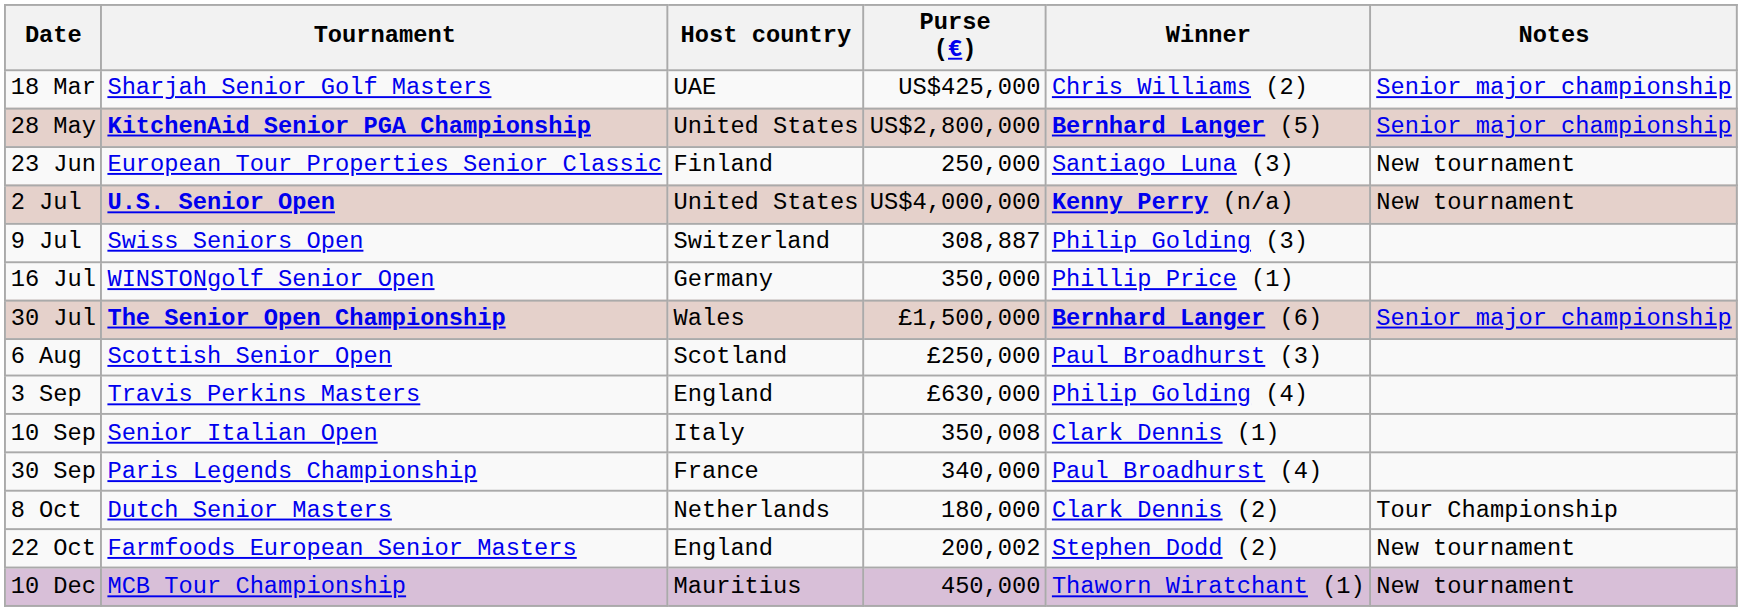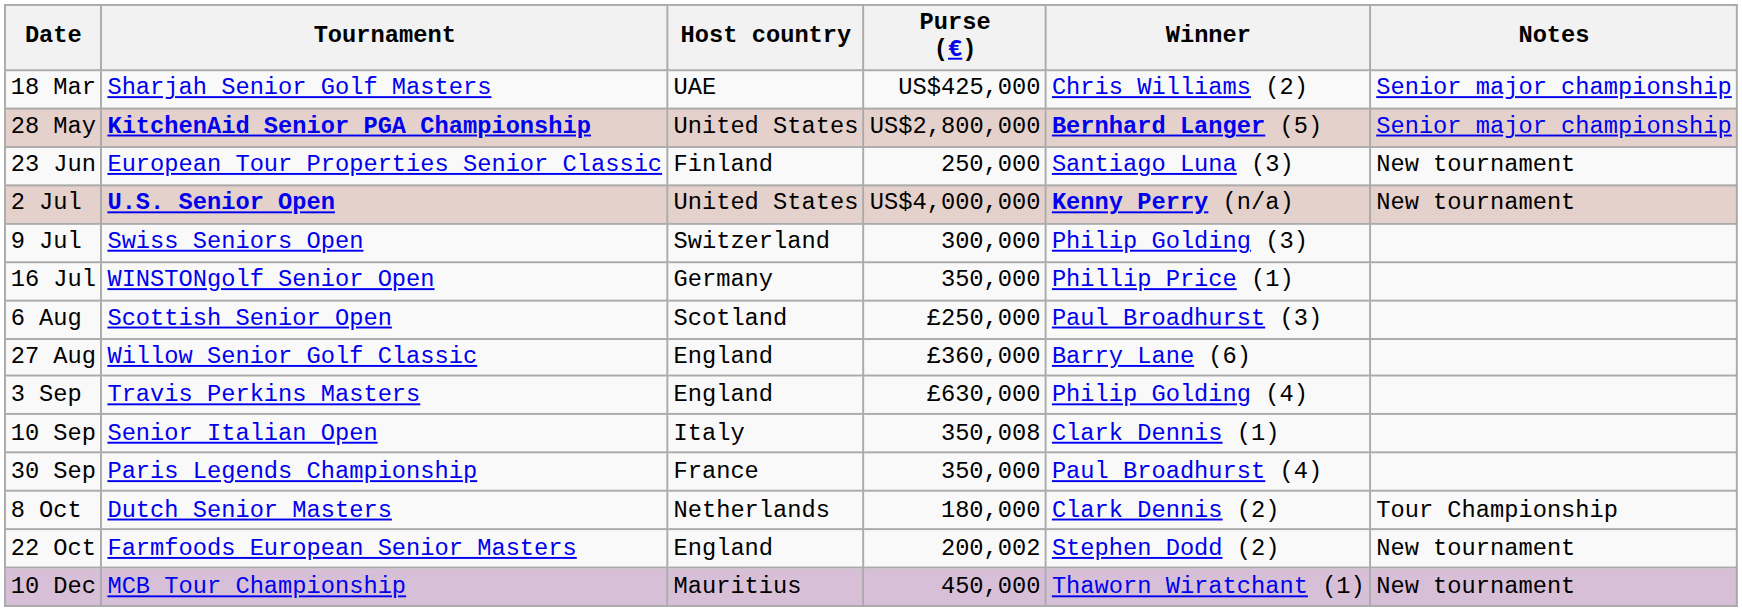(991, 243) 308,887 -> (991, 243) 300,000
- row: (53, 319)
+ row: (53, 358)
(991, 472) 340,000 -> (991, 472) 350,000
